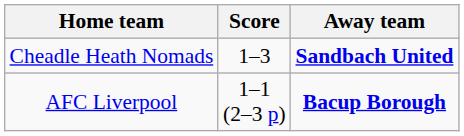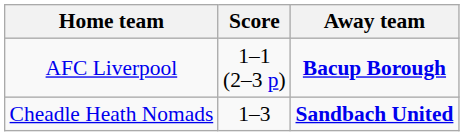rows swapped: (111, 55) <-> (111, 101)
